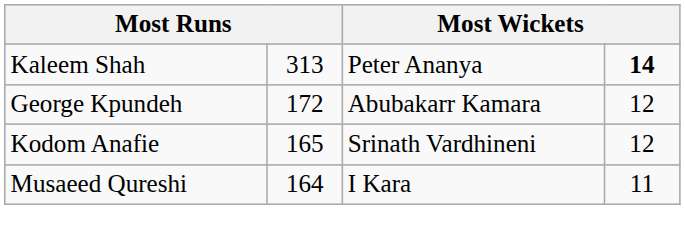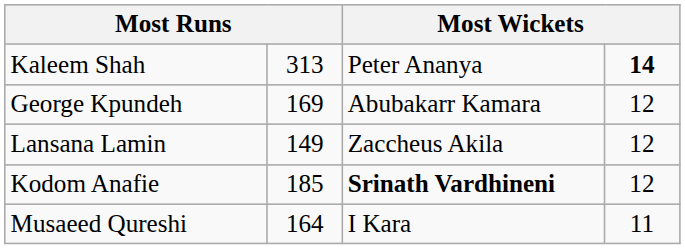(305, 104) 172 -> (305, 104) 169
+ row: (88, 143)
(305, 143) 165 -> (305, 183) 185
(442, 143) normal -> (451, 183) bold
